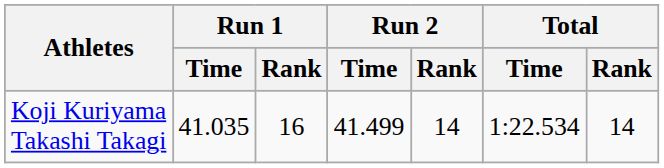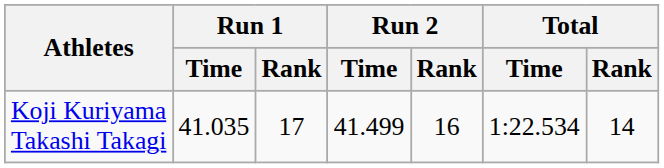(291, 126) 16 -> (291, 126) 17
(447, 126) 14 -> (447, 126) 16
